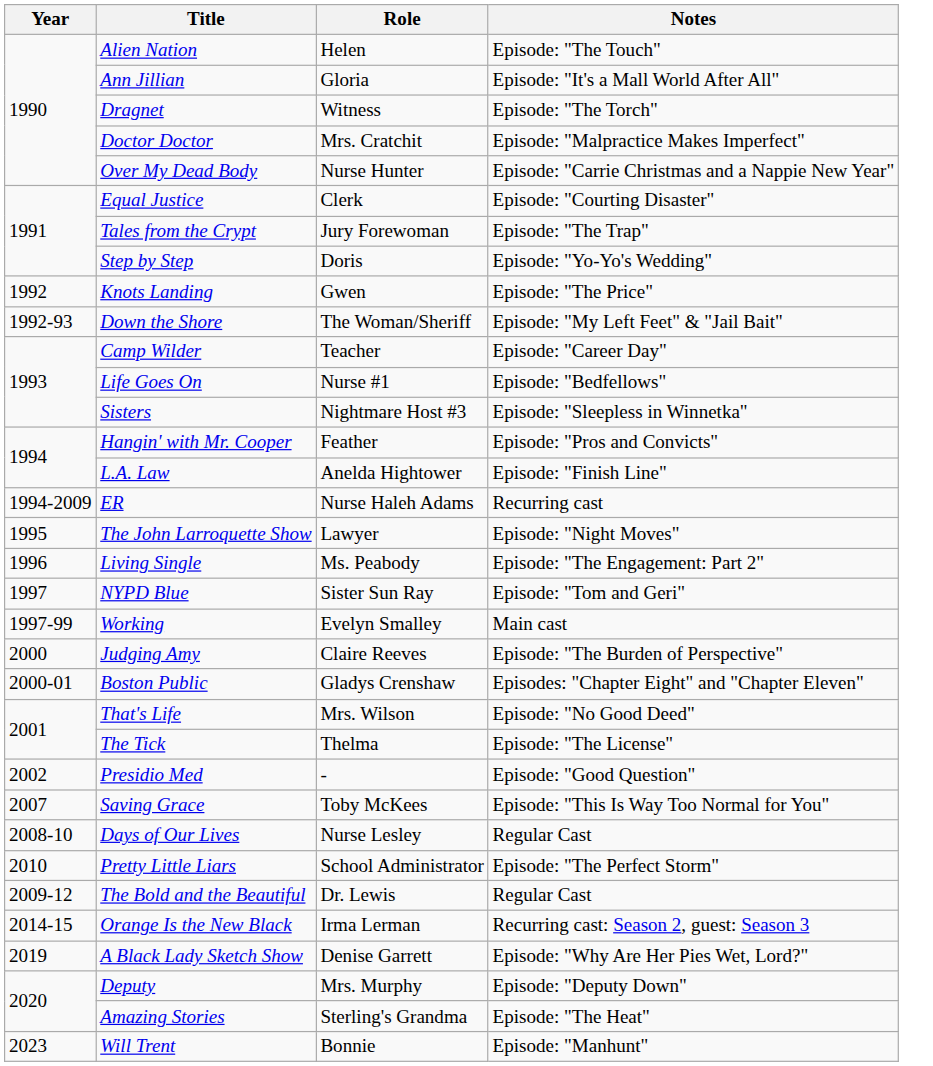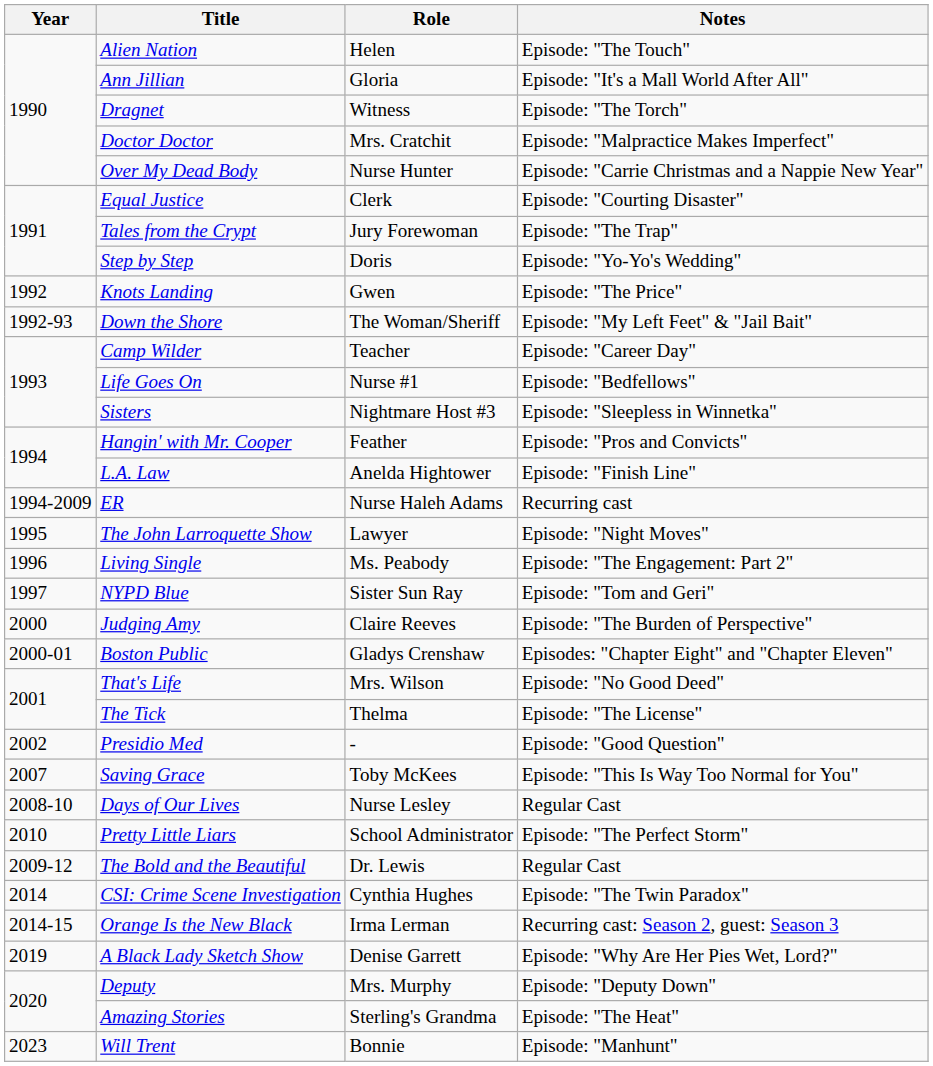- row: (132, 623)
+ row: (221, 895)
